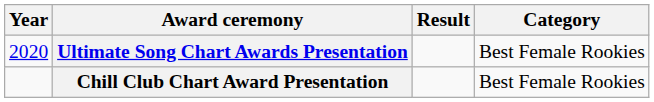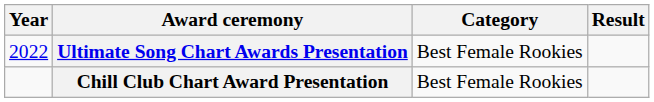columns swapped: (562, 19) <-> (443, 19)
(29, 50) 2020 -> (29, 50) 2022
